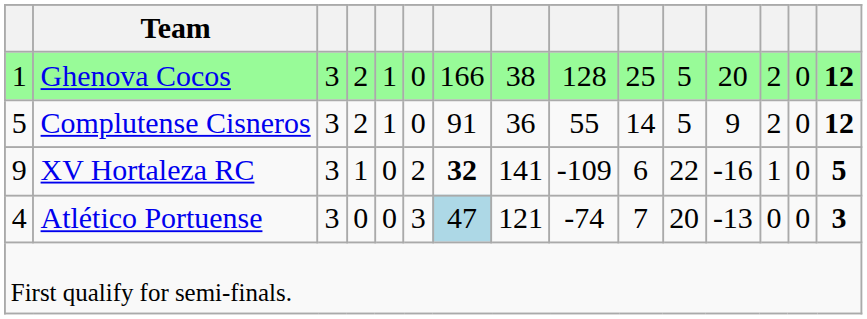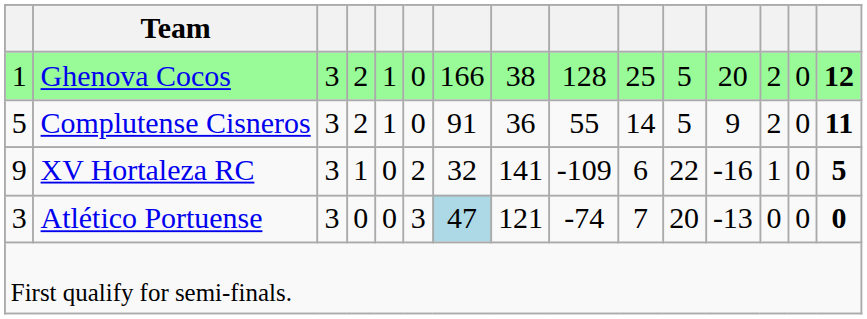(839, 123) 12 -> (839, 123) 11
(462, 170) bold -> (462, 170) normal
(19, 218) 4 -> (19, 218) 3
(839, 218) 3 -> (839, 218) 0
